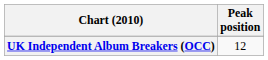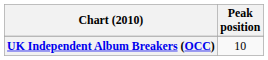(240, 45) 12 -> (240, 45) 10
